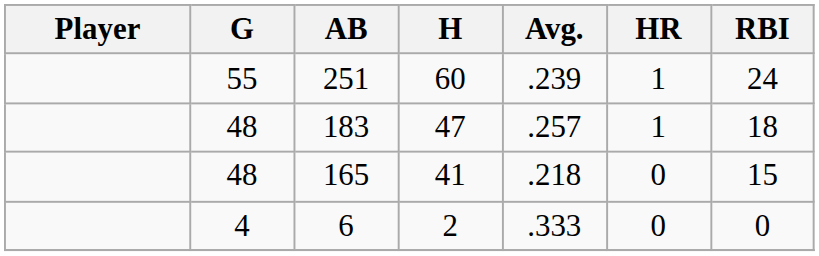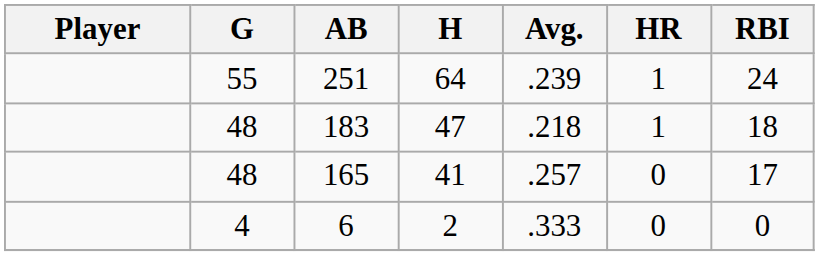(450, 77) 60 -> (450, 77) 64
(554, 126) .257 -> (554, 126) .218
(554, 175) .218 -> (554, 175) .257
(762, 175) 15 -> (762, 175) 17
